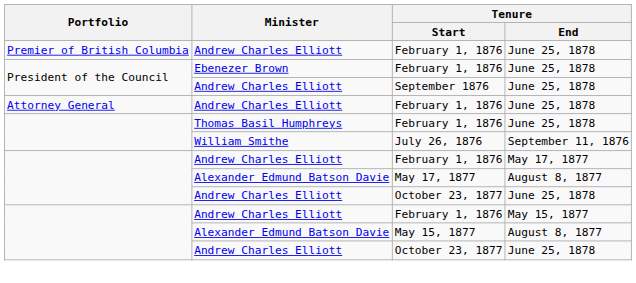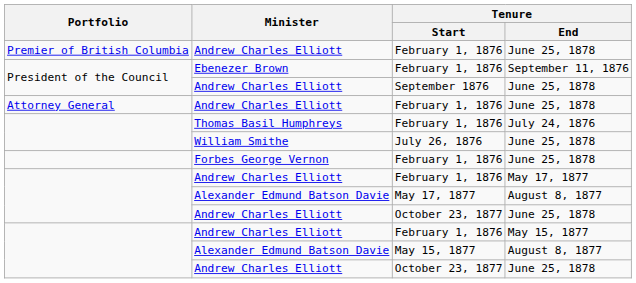(551, 68) June 25, 1878 -> (568, 68) September 11, 1876
(551, 123) June 25, 1878 -> (551, 123) July 24, 1876
(568, 141) September 11, 1876 -> (551, 141) June 25, 1878
+ row: (261, 159)
